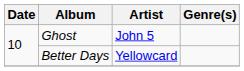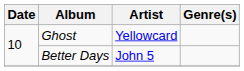(135, 35) John 5 -> (146, 35) Yellowcard
(146, 55) Yellowcard -> (135, 55) John 5
